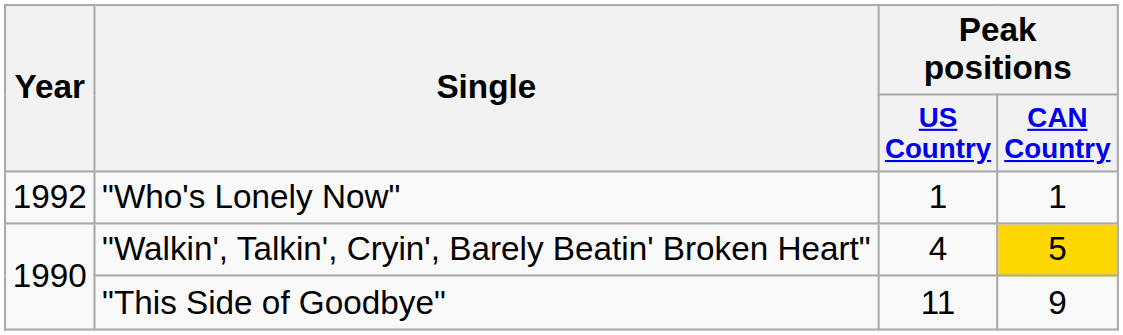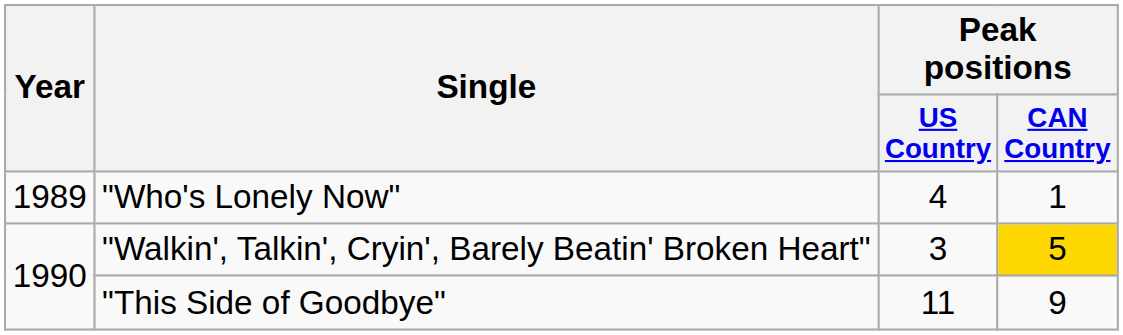(50, 196) 1992 -> (50, 196) 1989
(938, 196) 1 -> (938, 196) 4
(938, 249) 4 -> (938, 249) 3
